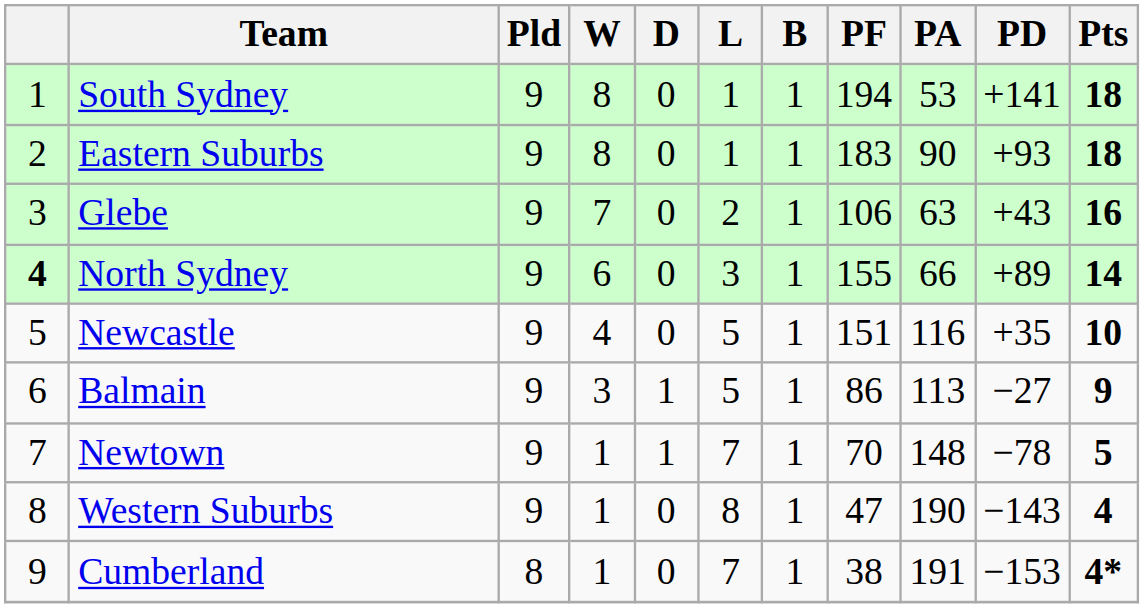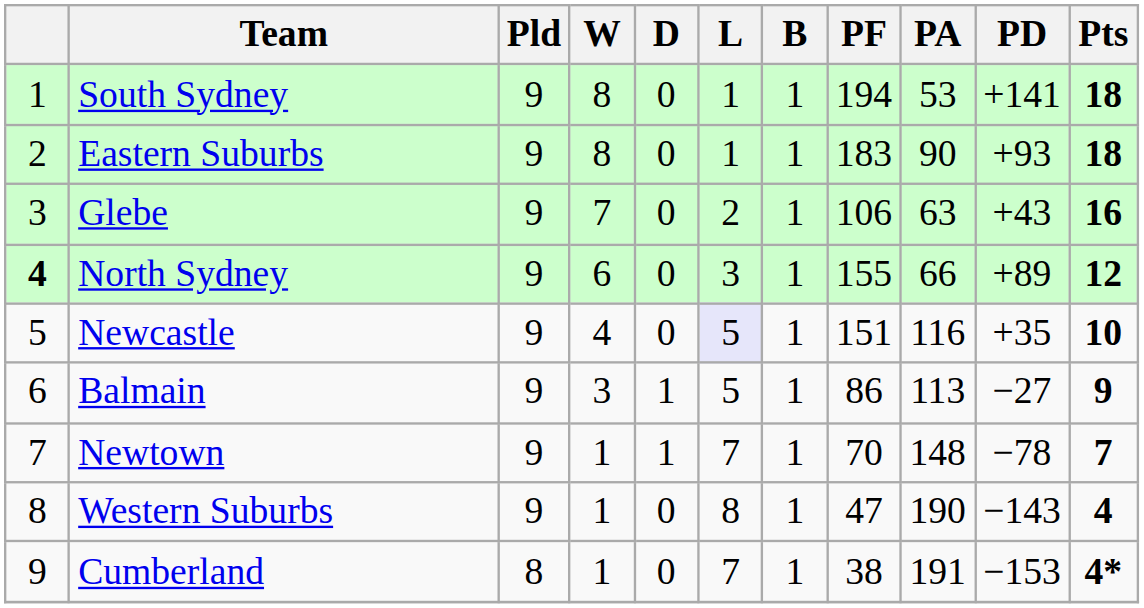(1103, 272) 14 -> (1103, 272) 12
(731, 332) no background -> (731, 332) lavender background
(1103, 451) 5 -> (1103, 451) 7
